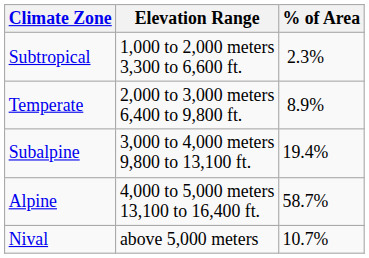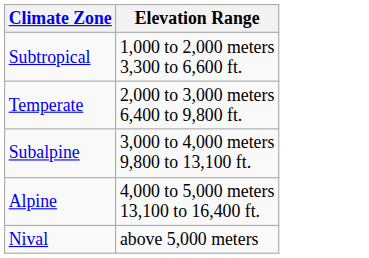- column: (321, 18)
